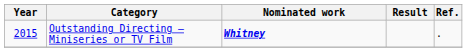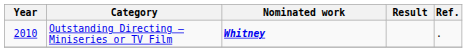(26, 34) 2015 -> (26, 34) 2010
